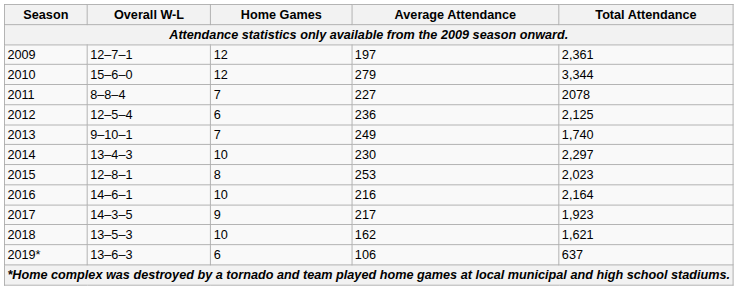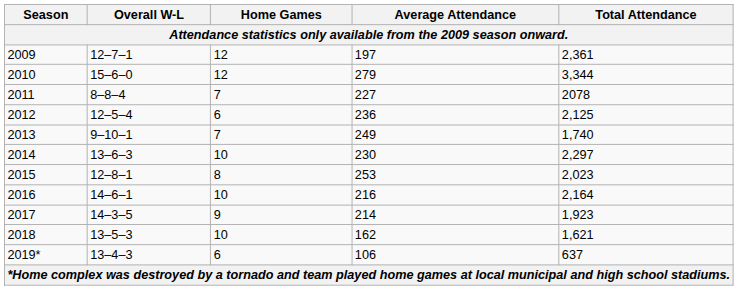(111, 155) 13–4–3 -> (111, 155) 13–6–3
(365, 215) 217 -> (365, 215) 214
(111, 255) 13–6–3 -> (111, 255) 13–4–3
